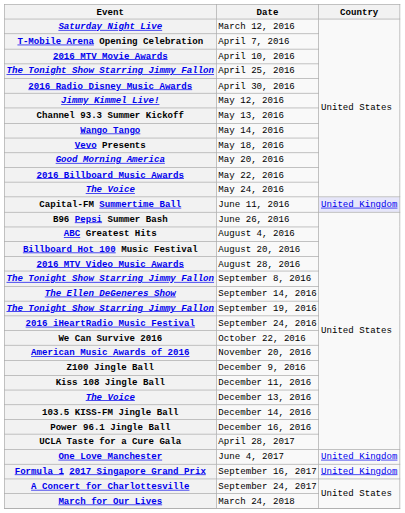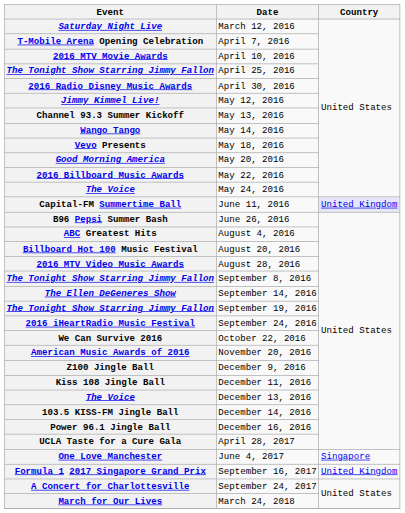(359, 457) United Kingdom -> (346, 457) Singapore
